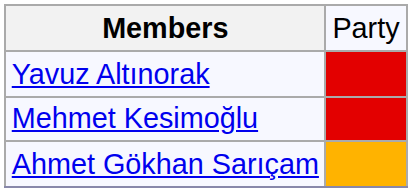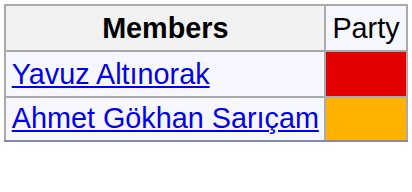- row: (135, 119)
